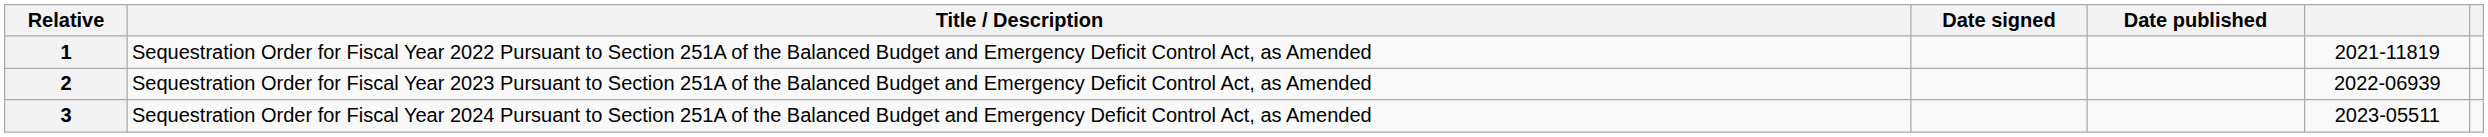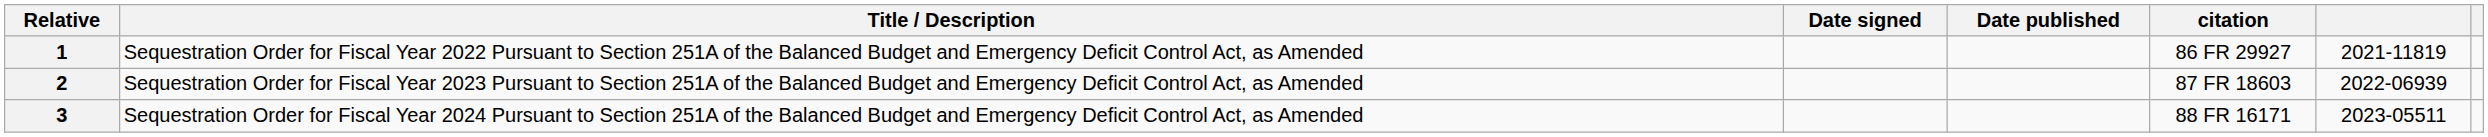+ column: (2233, 20)
